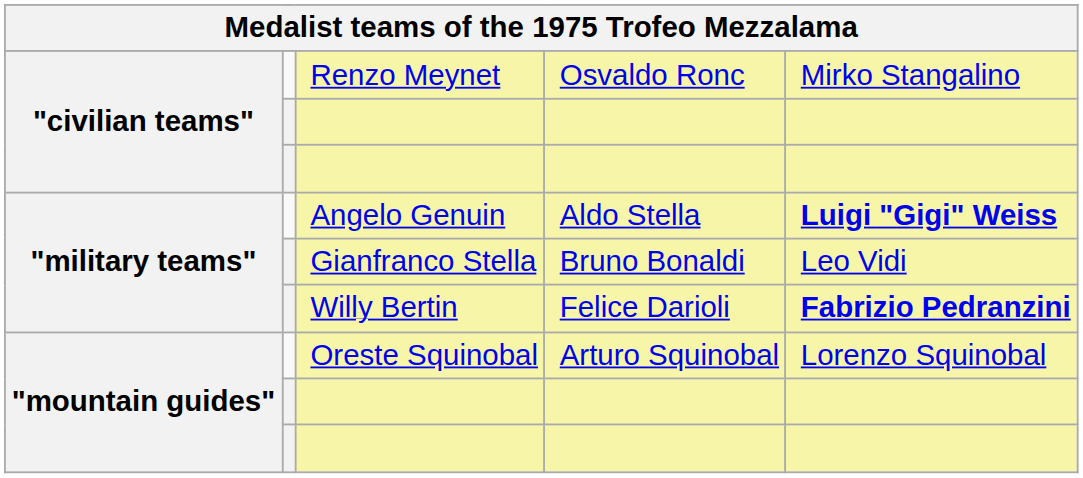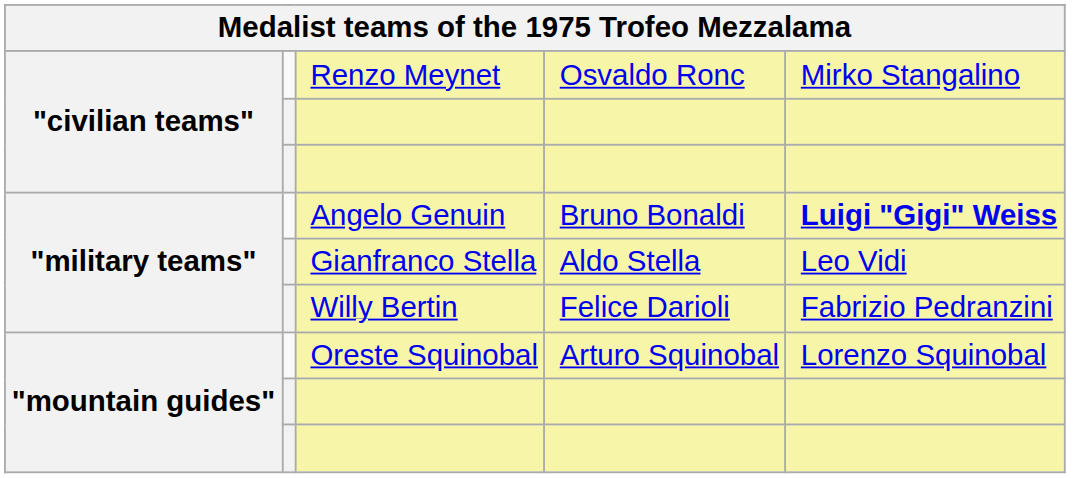(626, 214) Aldo Stella -> (648, 214) Bruno Bonaldi
(648, 261) Bruno Bonaldi -> (626, 261) Aldo Stella
(932, 307) bold -> (923, 307) normal
